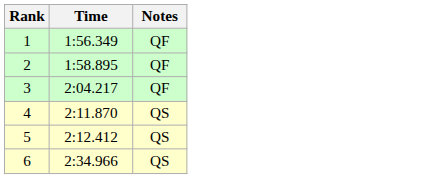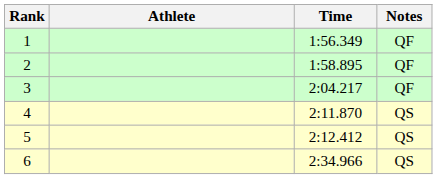+ column: (172, 16)
